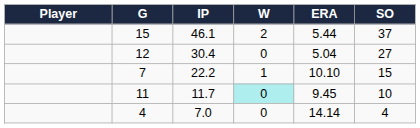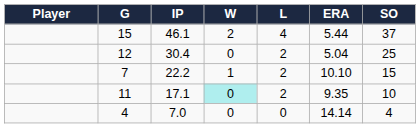+ column: (283, 14)
(385, 53) 27 -> (389, 53) 25
(203, 93) 11.7 -> (178, 93) 17.1
(324, 93) 9.45 -> (336, 93) 9.35
